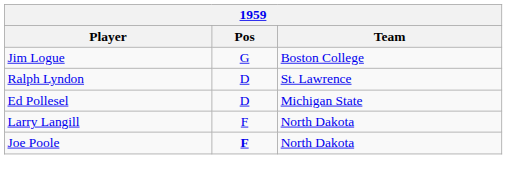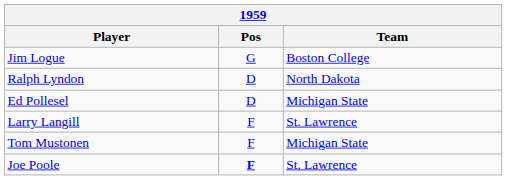(316, 79) St. Lawrence -> (323, 79) North Dakota
(317, 121) North Dakota -> (322, 121) St. Lawrence
+ row: (48, 143)
(317, 143) North Dakota -> (322, 164) St. Lawrence
